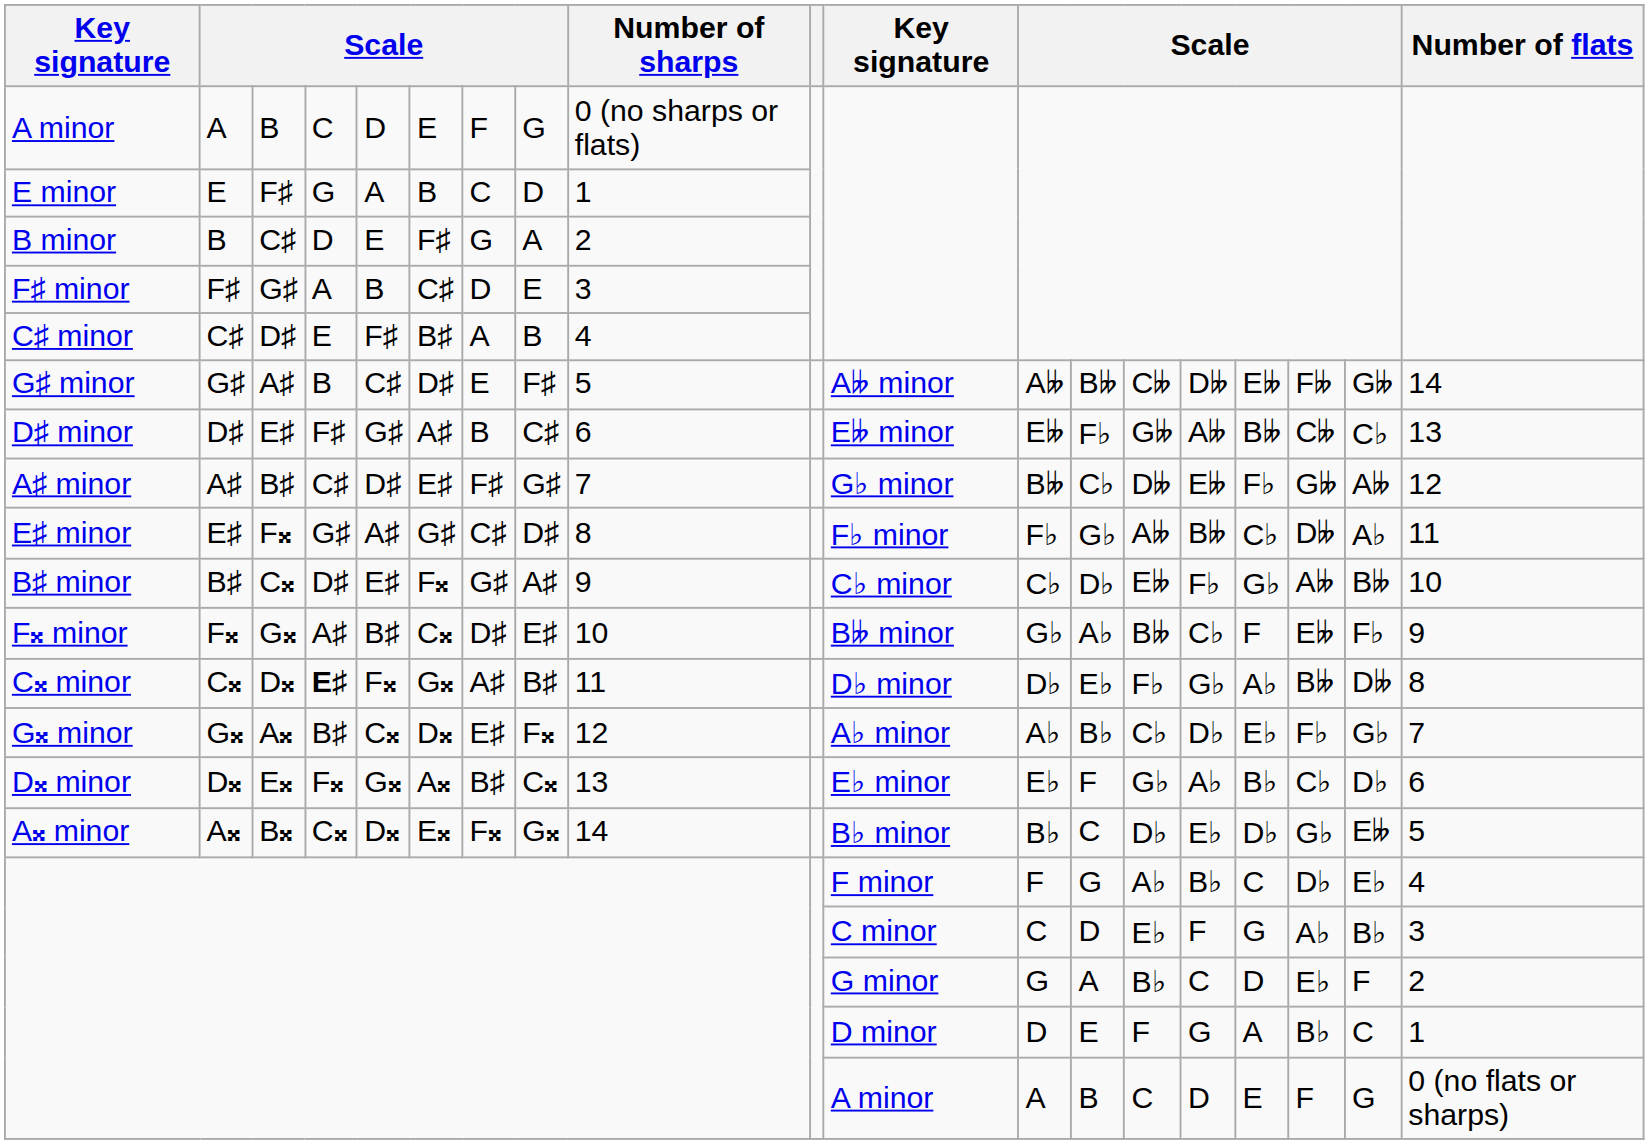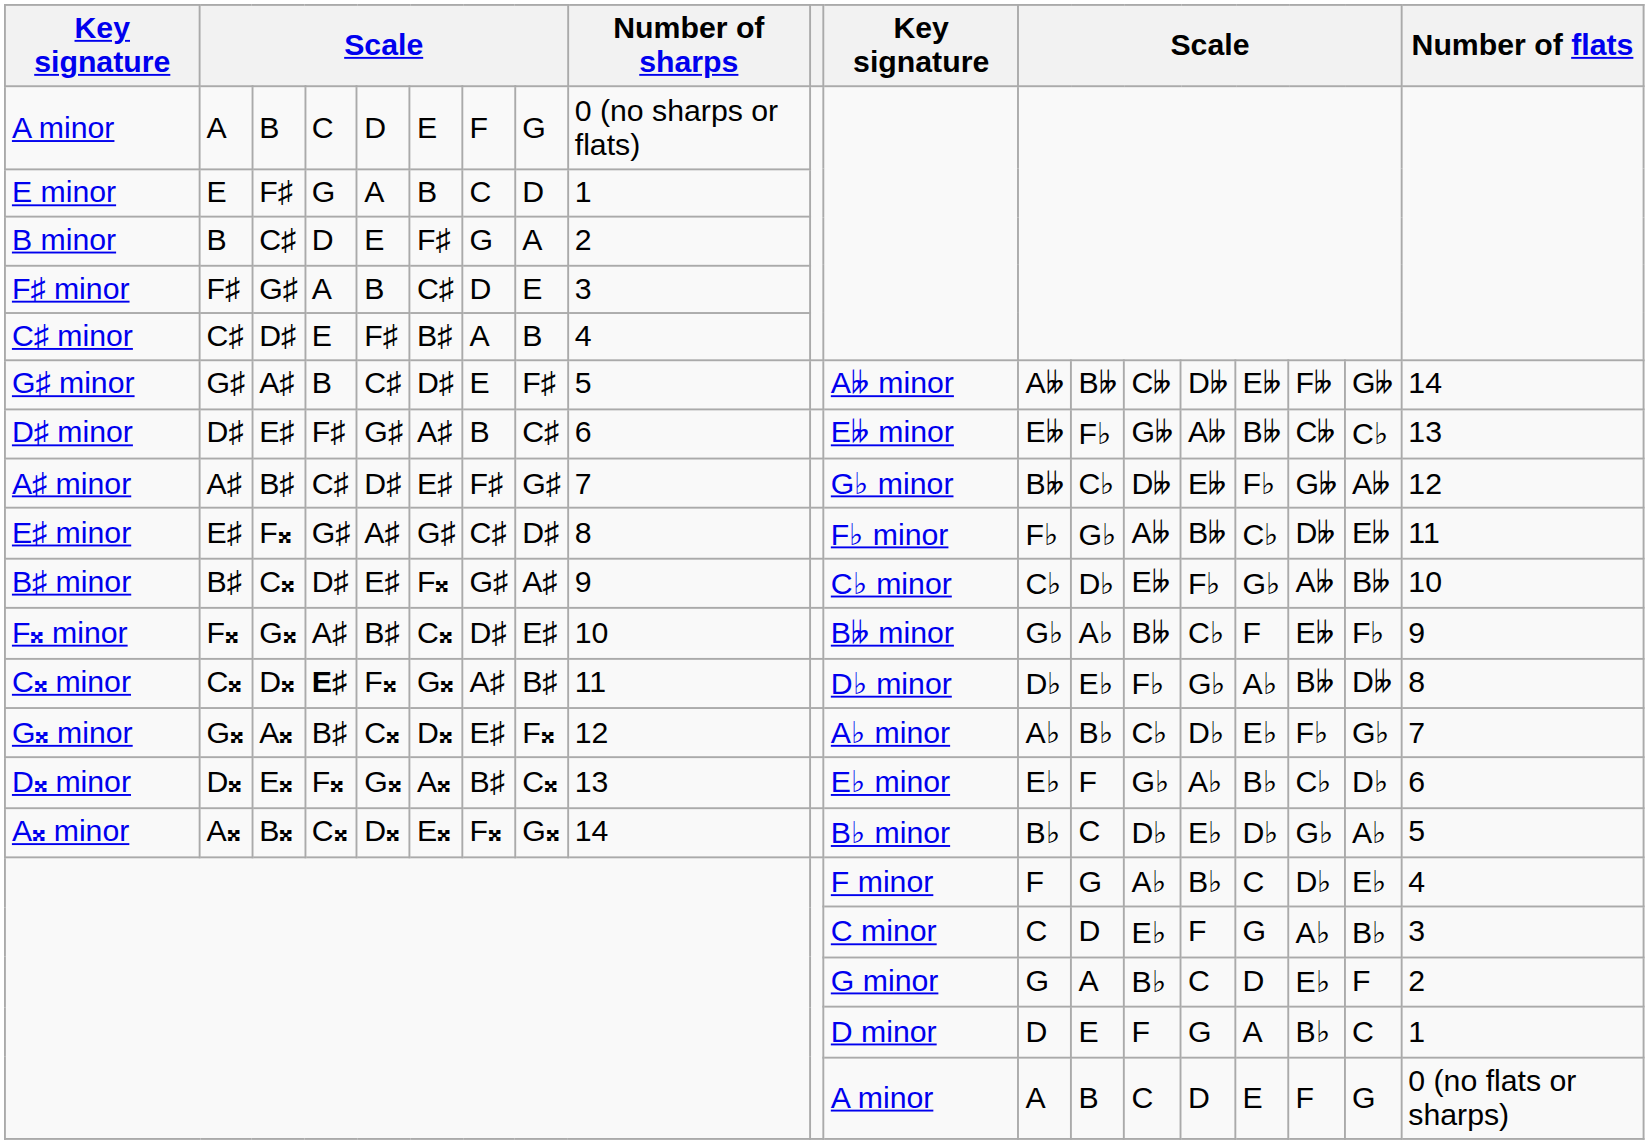(1370, 533) A♭ -> (1371, 532) E𝄫
(1371, 831) E𝄫 -> (1370, 832) A♭
